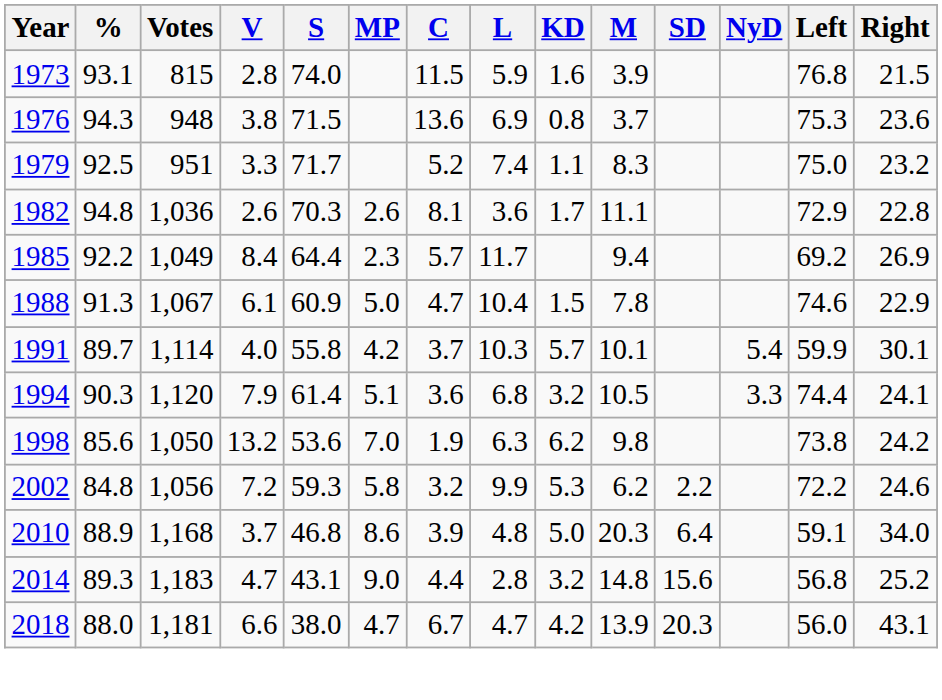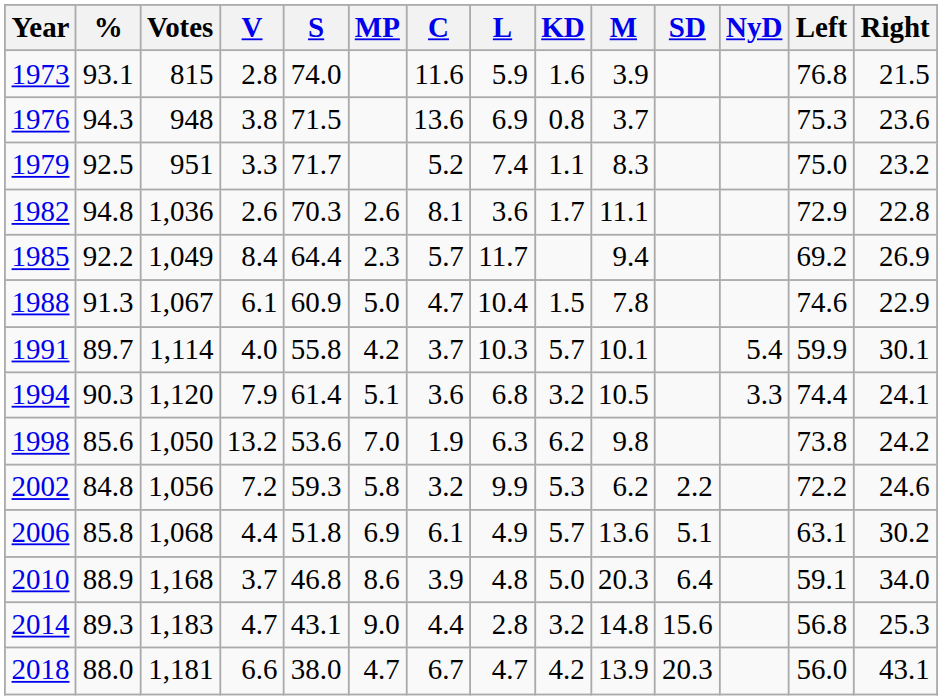(439, 73) 11.5 -> (439, 73) 11.6
+ row: (41, 532)
(904, 578) 25.2 -> (904, 624) 25.3
